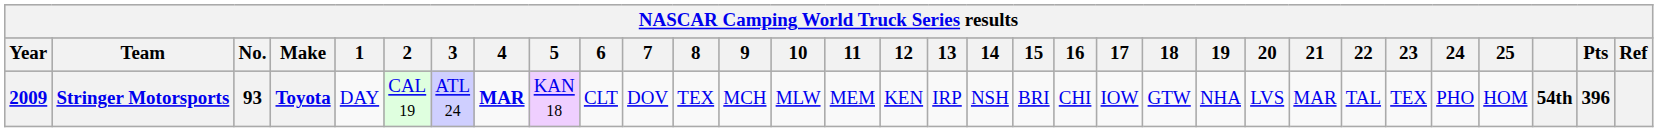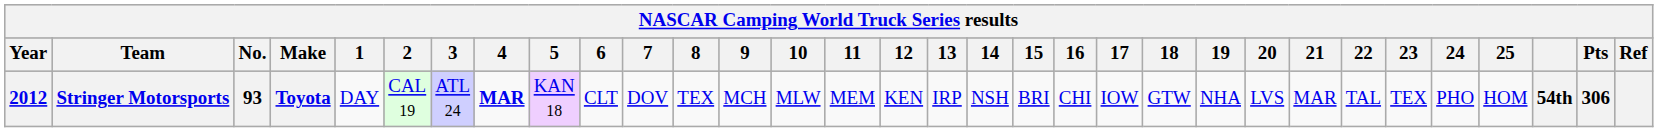(28, 98) 2009 -> (28, 98) 2012
(1596, 98) 396 -> (1596, 98) 306
